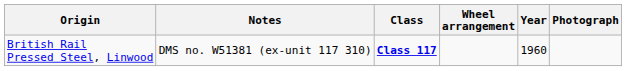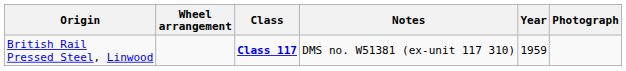columns swapped: (479, 20) <-> (265, 20)
(534, 51) 1960 -> (534, 51) 1959
